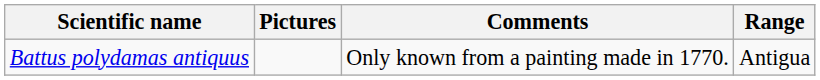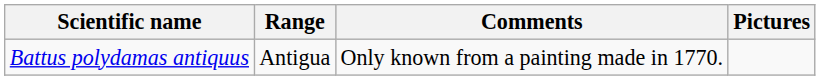columns swapped: (775, 22) <-> (298, 22)
